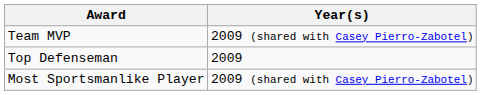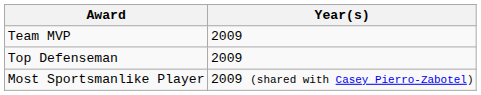(342, 37) 2009 (shared with Casey Pierro-Zabotel) -> (227, 37) 2009
